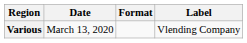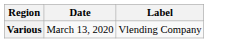- column: (135, 12)
